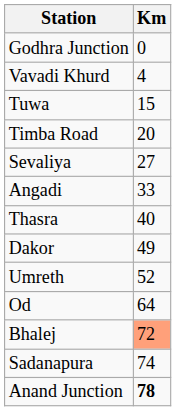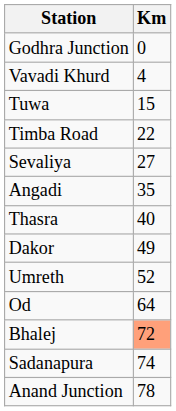(146, 133) 20 -> (146, 133) 22
(146, 190) 33 -> (146, 190) 35
(146, 391) bold -> (146, 391) normal
